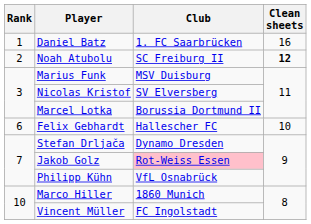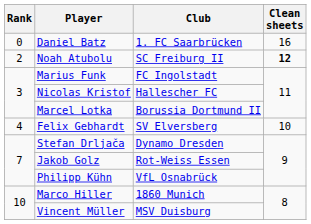(19, 42) 1 -> (19, 42) 0
(173, 76) MSV Duisburg -> (176, 76) FC Ingolstadt
(176, 93) SV Elversberg -> (176, 93) Hallescher FC
(19, 127) 6 -> (19, 127) 4
(176, 127) Hallescher FC -> (176, 127) SV Elversberg
(183, 160) pink background -> (183, 160) no background
(176, 211) FC Ingolstadt -> (173, 211) MSV Duisburg
